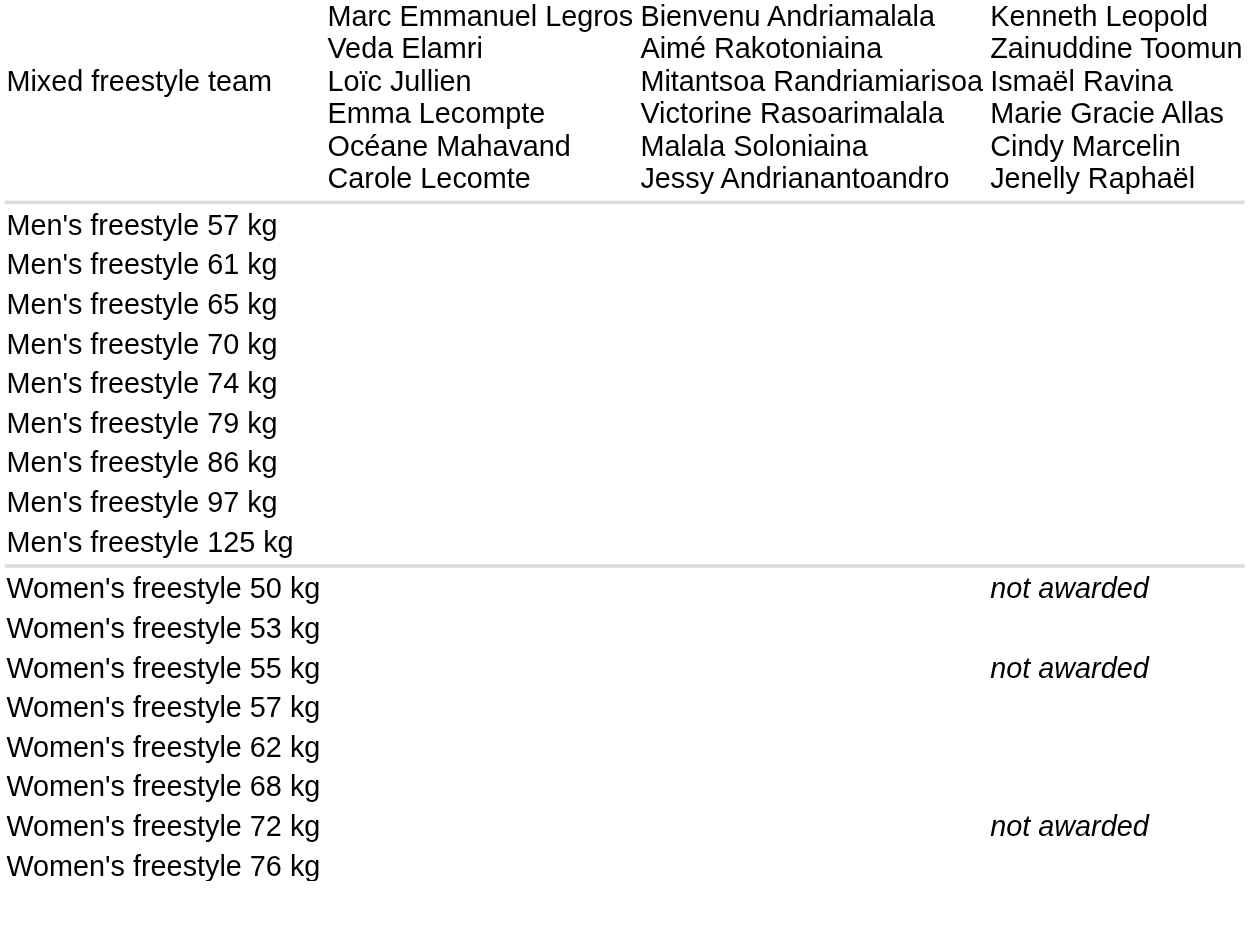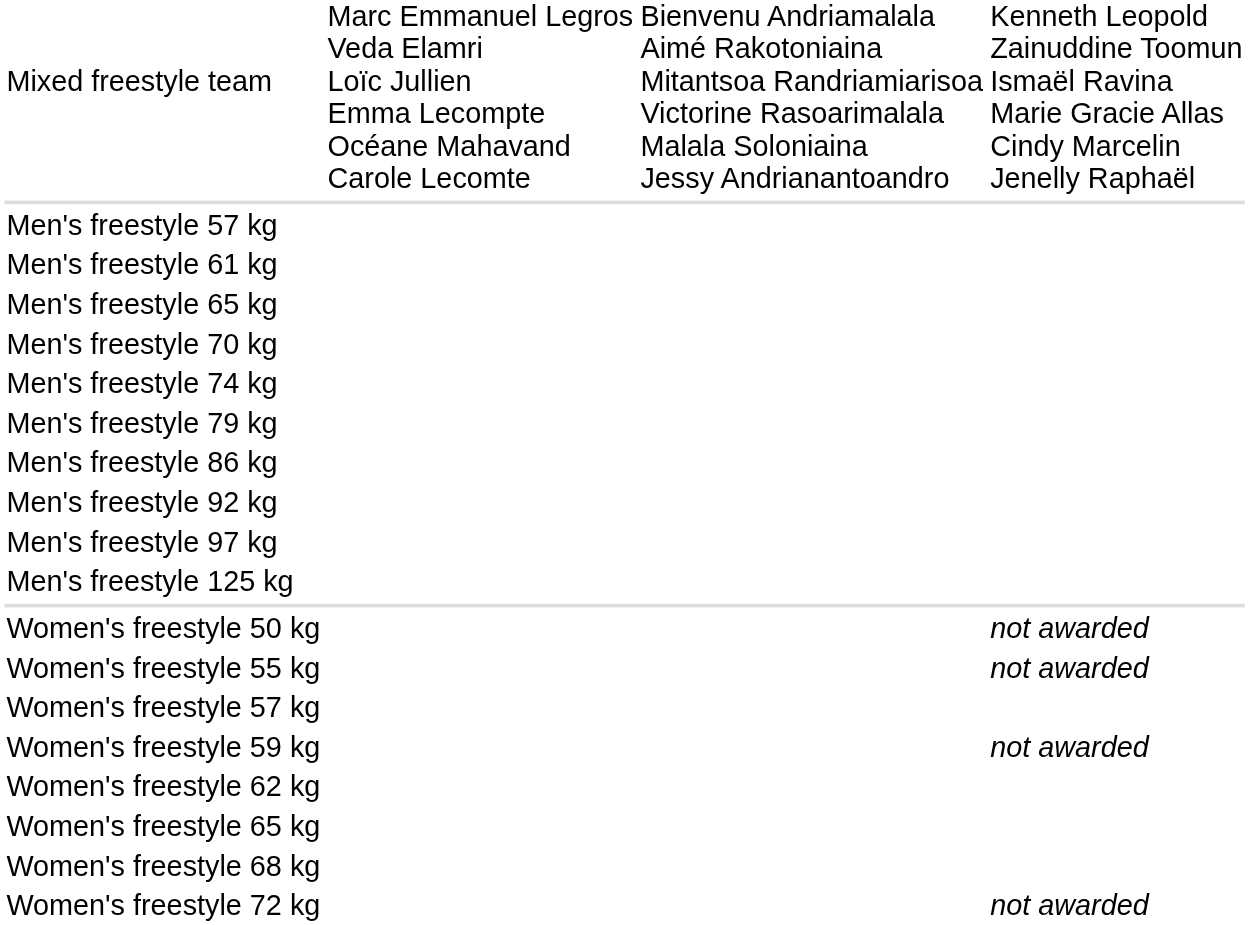+ row: (142, 502)
- row: (163, 628)
+ row: (163, 747)
+ row: (163, 826)
- row: (163, 866)
